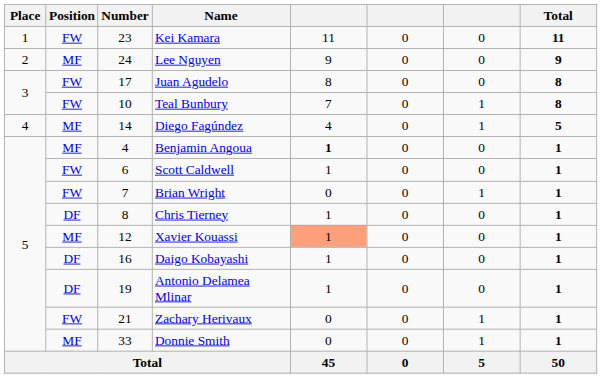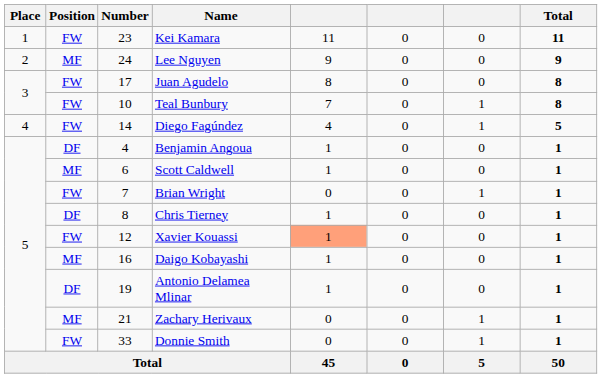(72, 125) MF -> (72, 125) FW
(72, 148) MF -> (72, 148) DF
(328, 148) bold -> (328, 148) normal
(72, 170) FW -> (72, 170) MF
(72, 236) MF -> (72, 236) FW
(72, 258) DF -> (72, 258) MF
(72, 318) FW -> (72, 318) MF
(72, 340) MF -> (72, 340) FW
